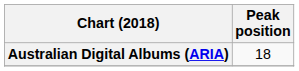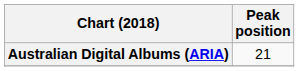(263, 54) 18 -> (263, 54) 21
